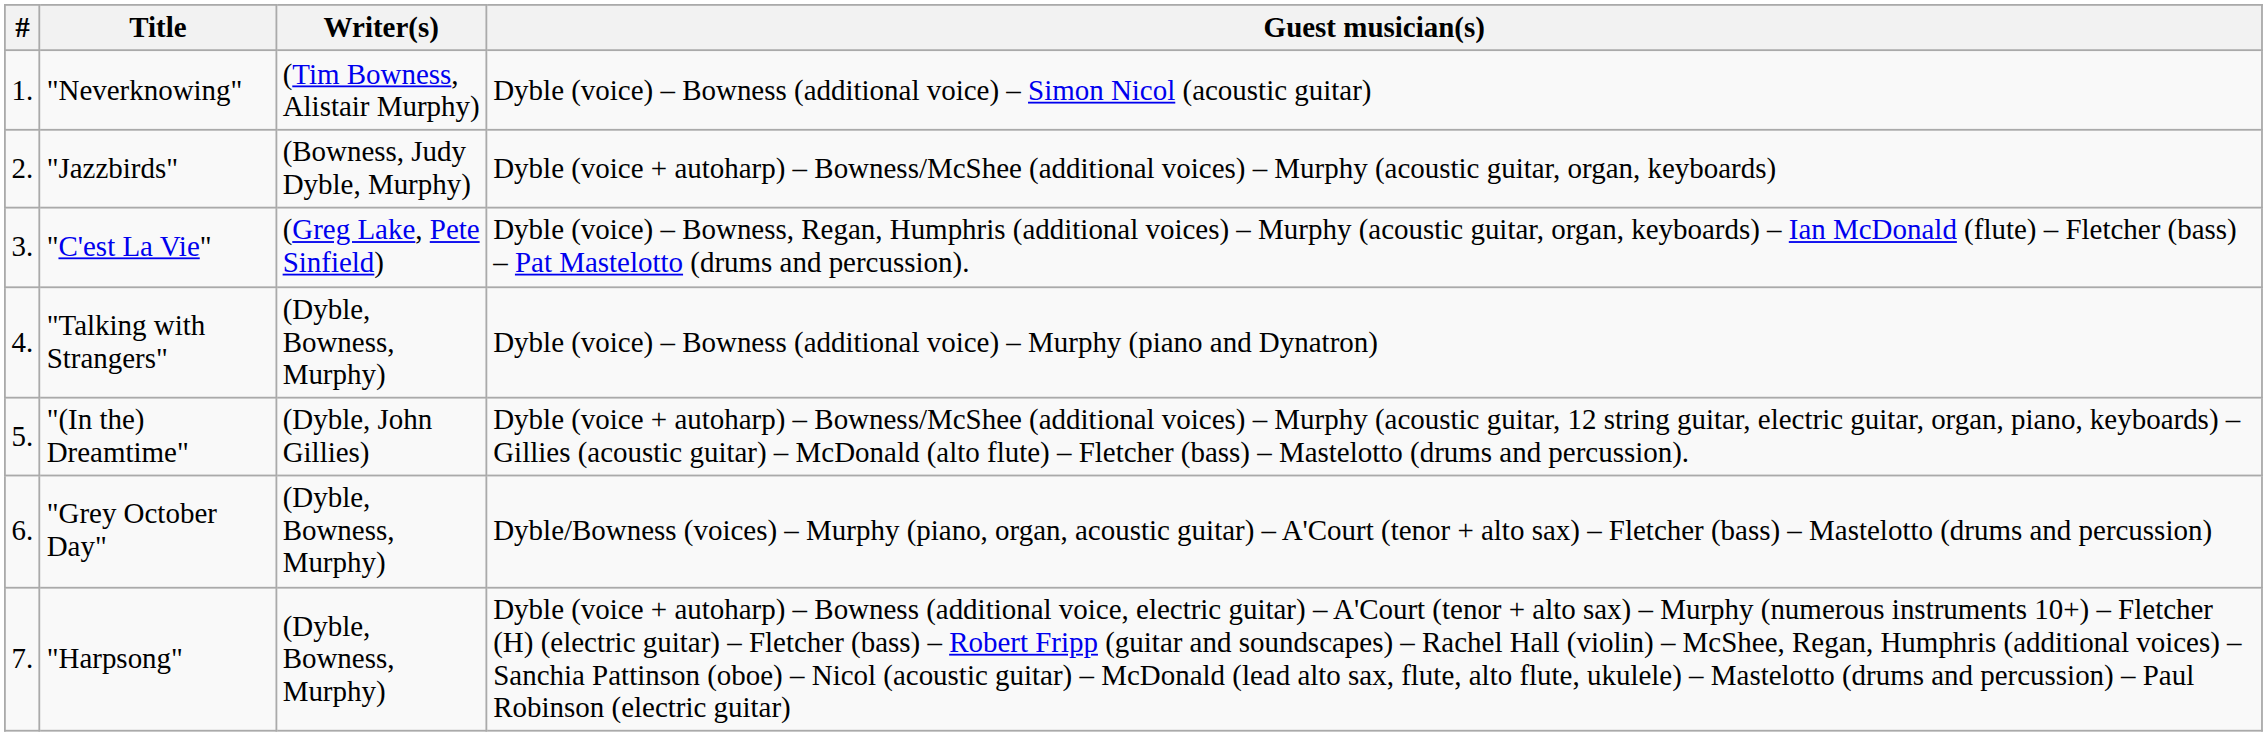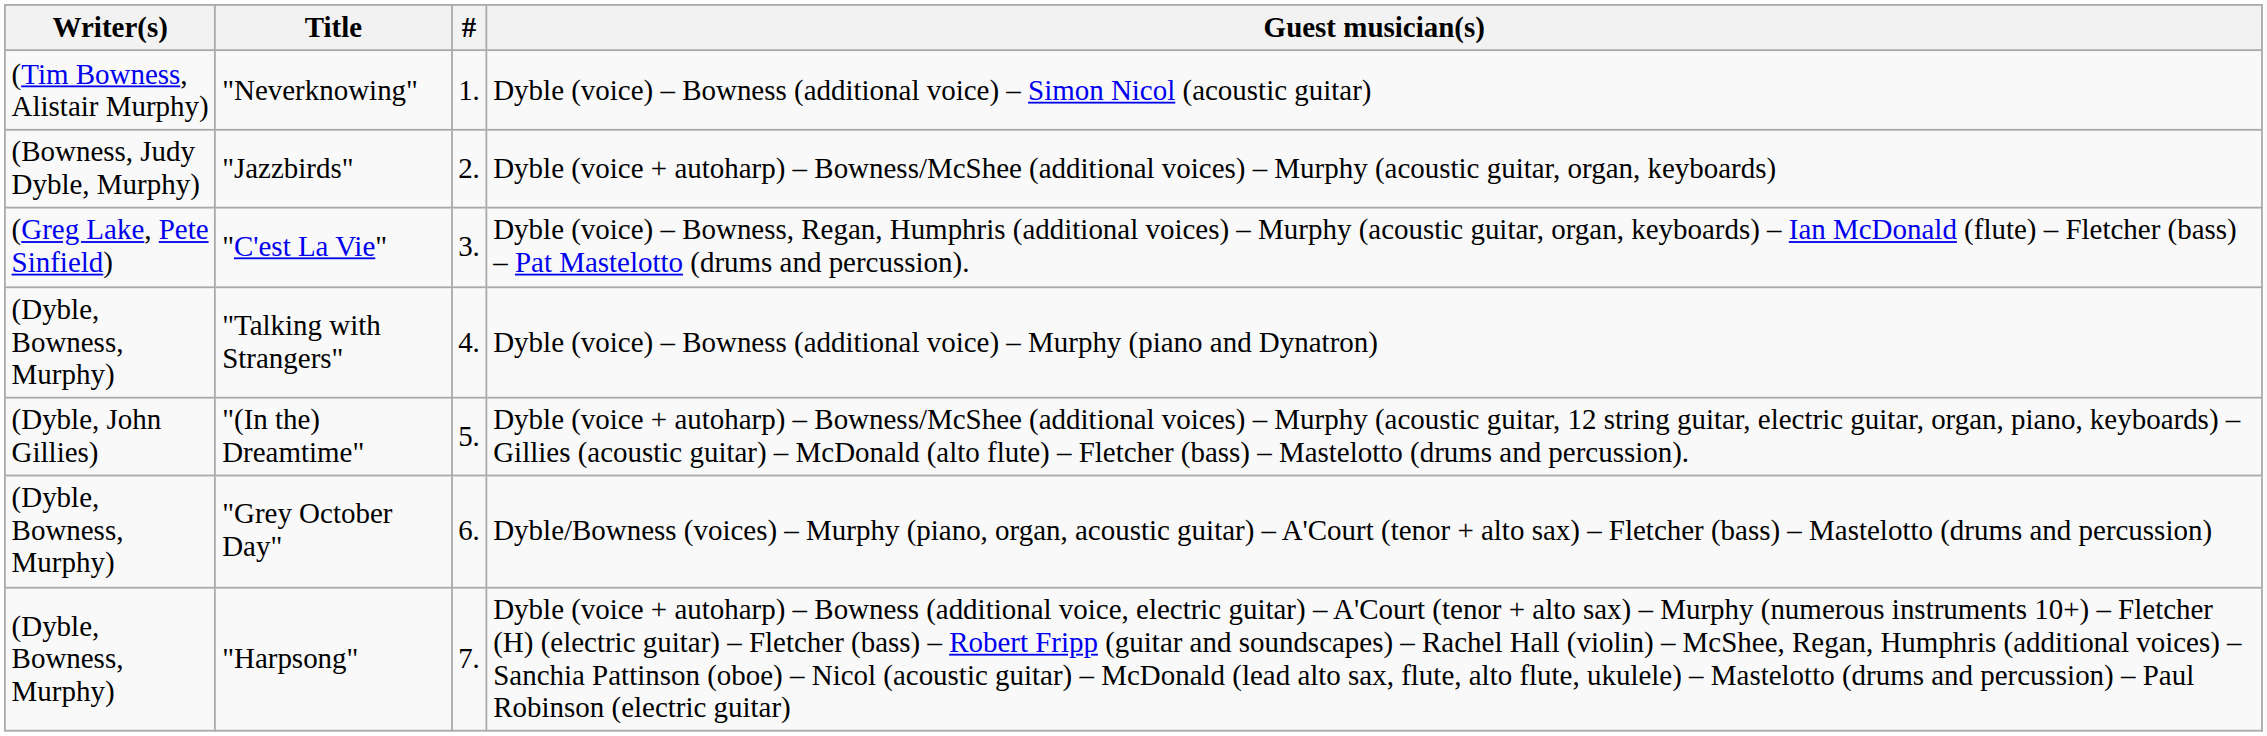columns swapped: (22, 27) <-> (381, 27)
